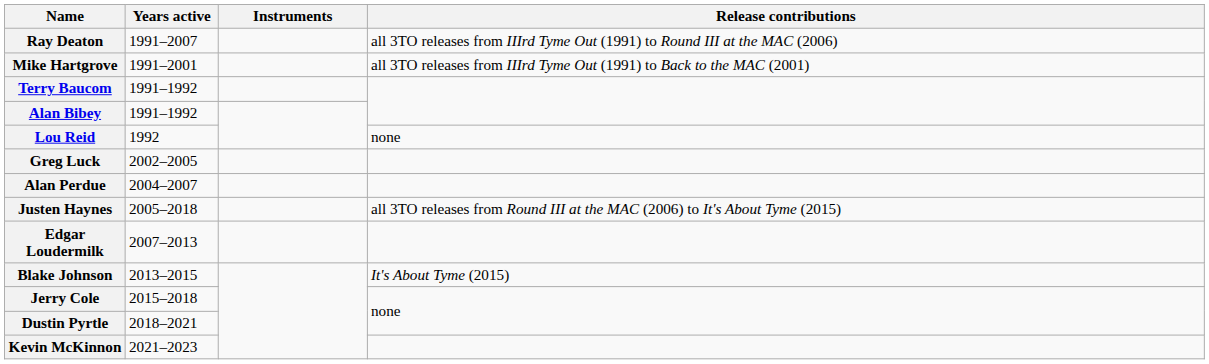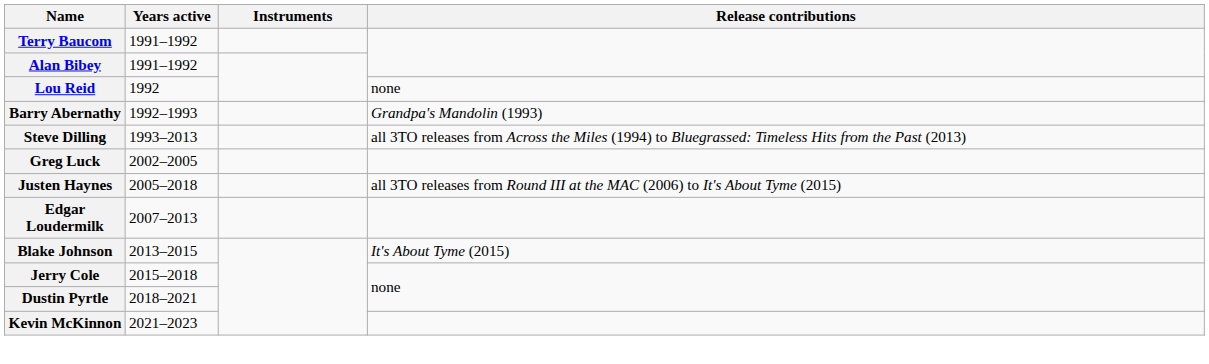- row: (65, 40)
- row: (65, 64)
+ row: (65, 112)
+ row: (65, 137)
- row: (65, 185)
